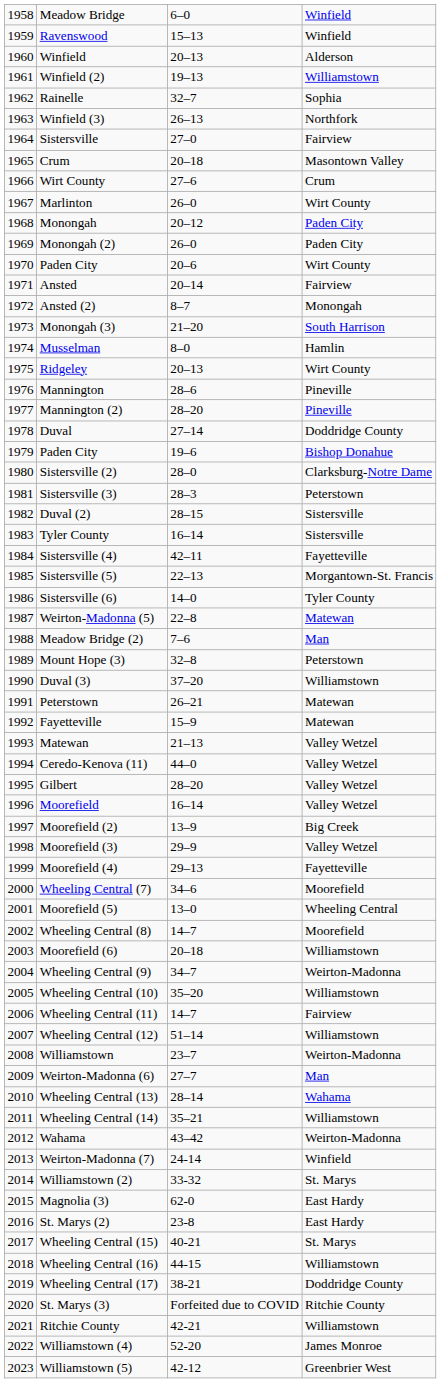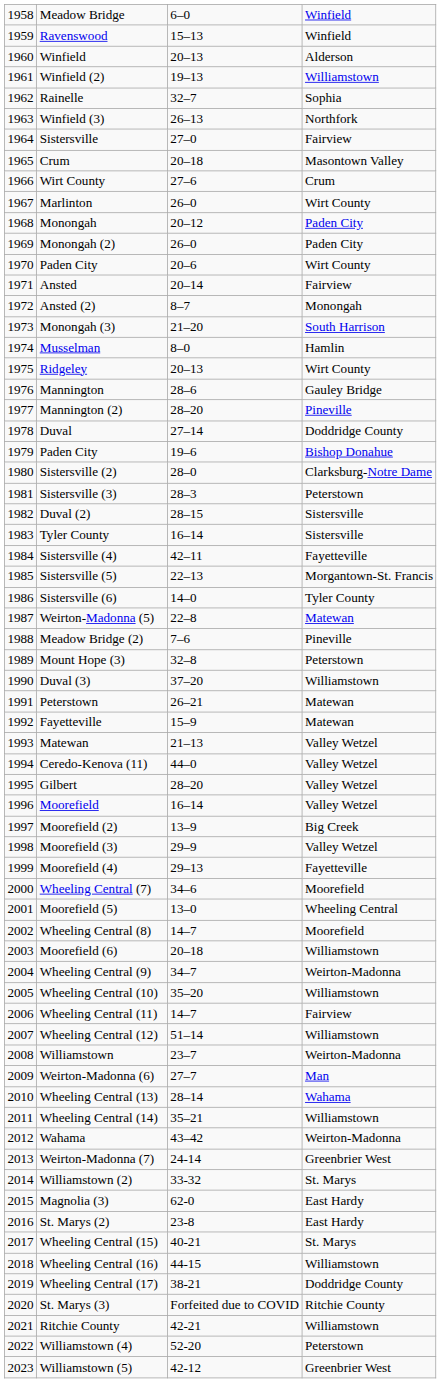(328, 389) Pineville -> (343, 389) Gauley Bridge
(317, 639) Man -> (328, 639) Pineville
(328, 1159) Winfield -> (348, 1159) Greenbrier West
(343, 1346) James Monroe -> (334, 1346) Peterstown
